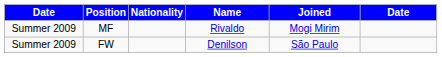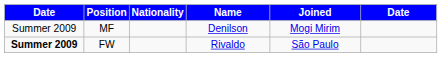(227, 29) Rivaldo -> (228, 29) Denilson
(44, 45) normal -> (44, 45) bold
(227, 45) Denilson -> (228, 45) Rivaldo
